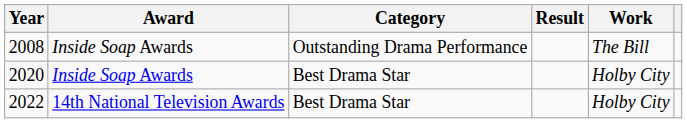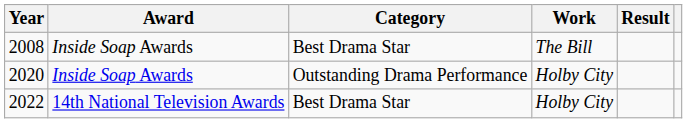columns swapped: (631, 18) <-> (560, 18)
(410, 46) Outstanding Drama Performance -> (351, 46) Best Drama Star
(351, 74) Best Drama Star -> (410, 74) Outstanding Drama Performance
